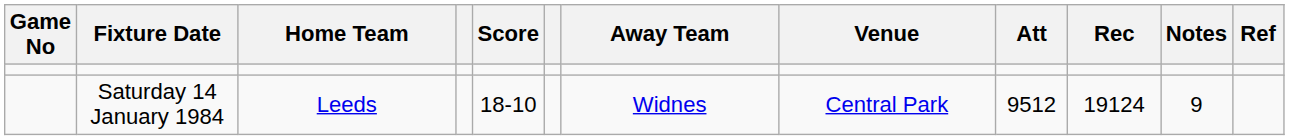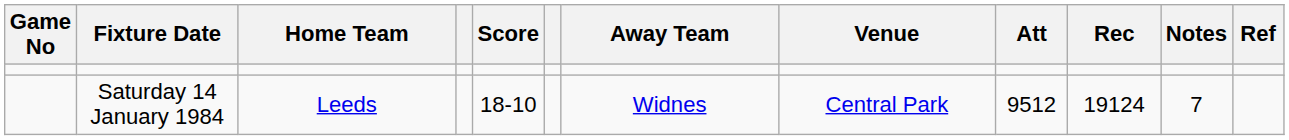(1196, 104) 9 -> (1196, 104) 7
